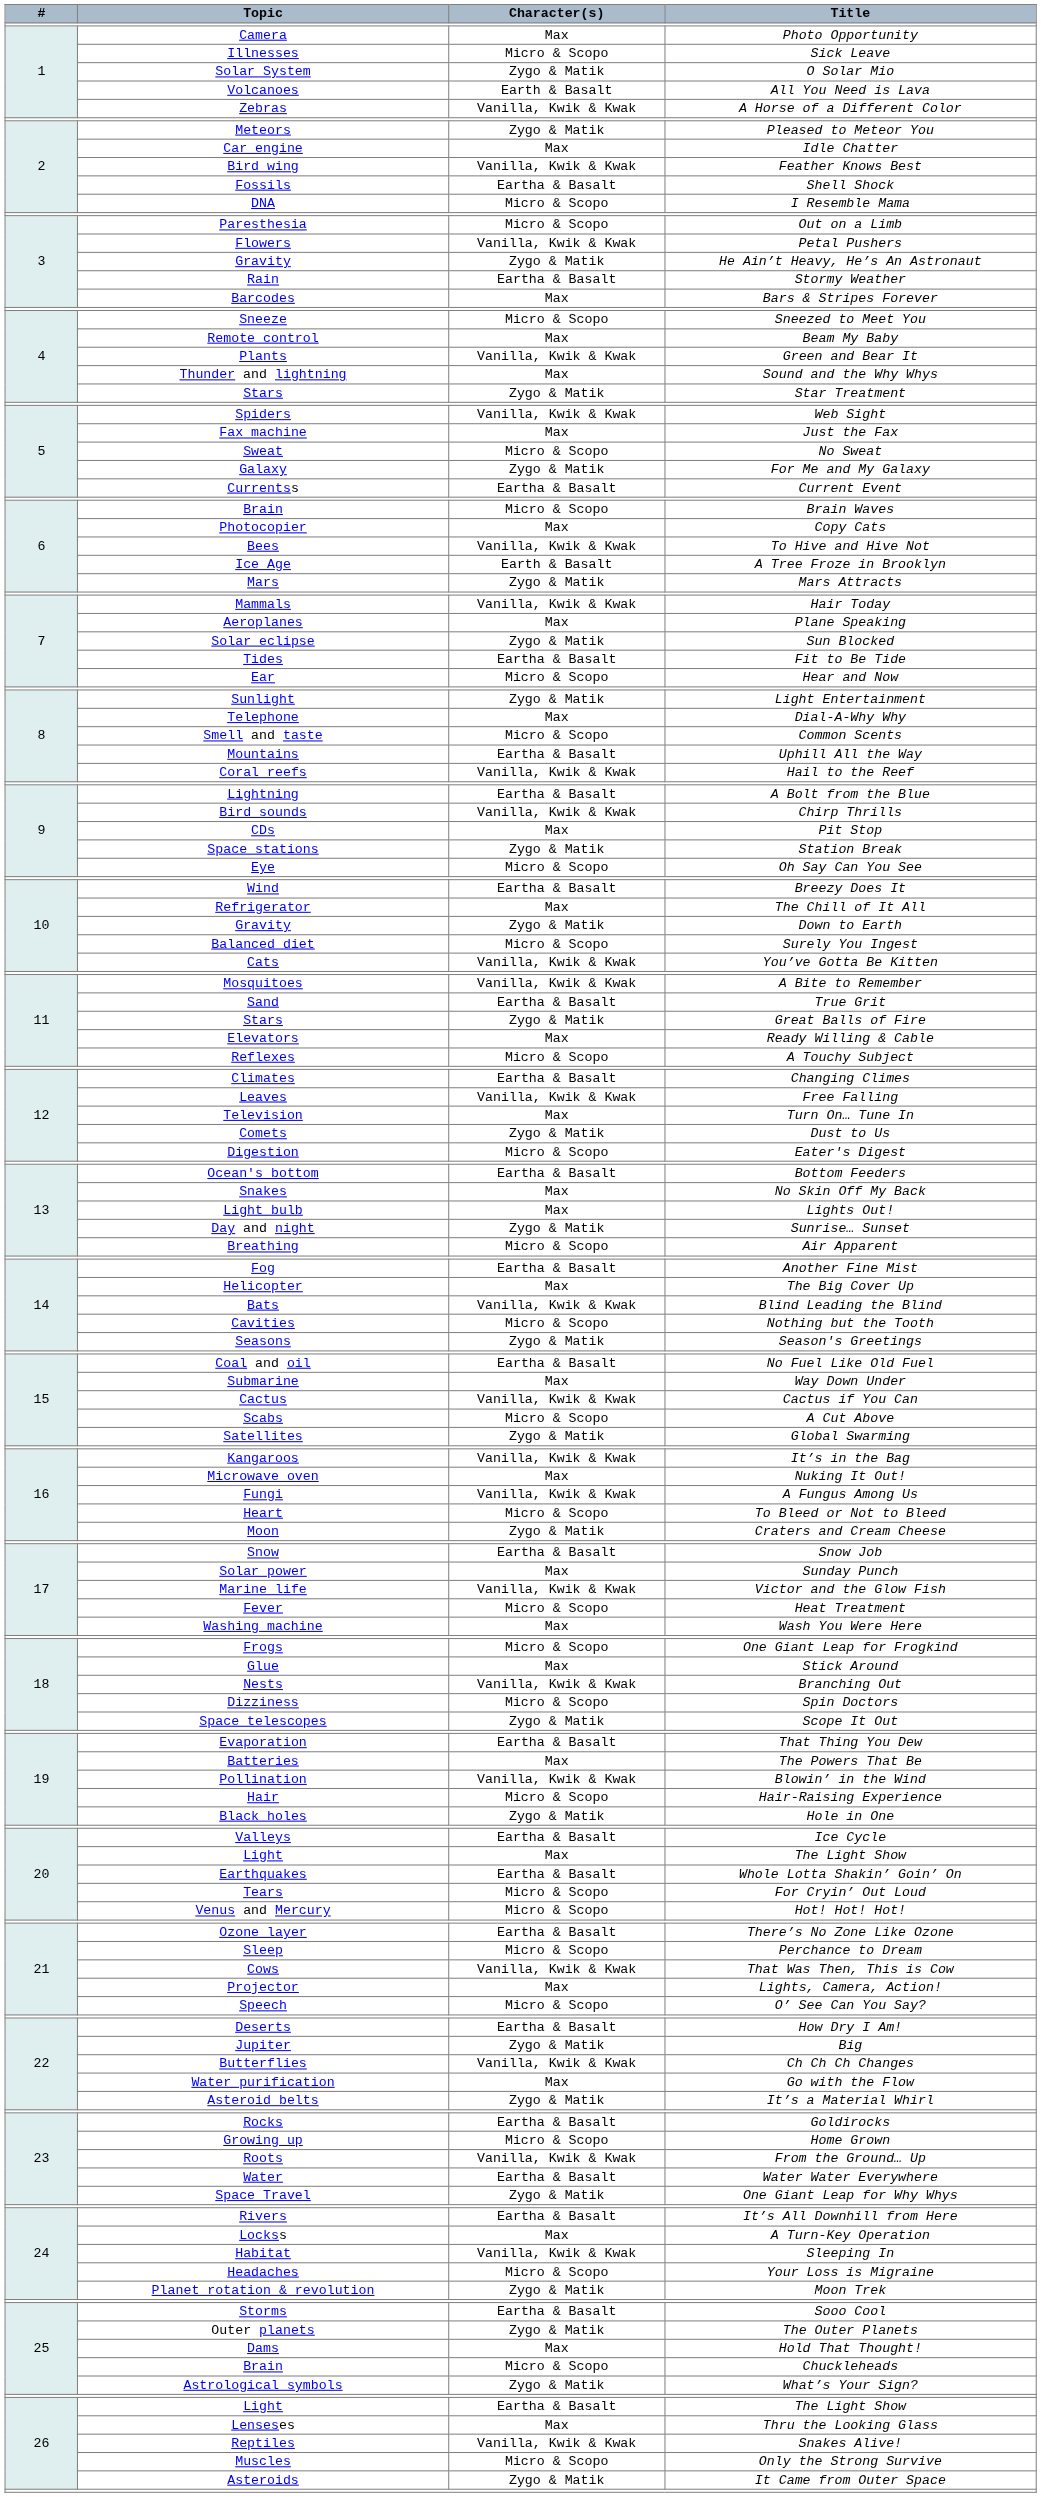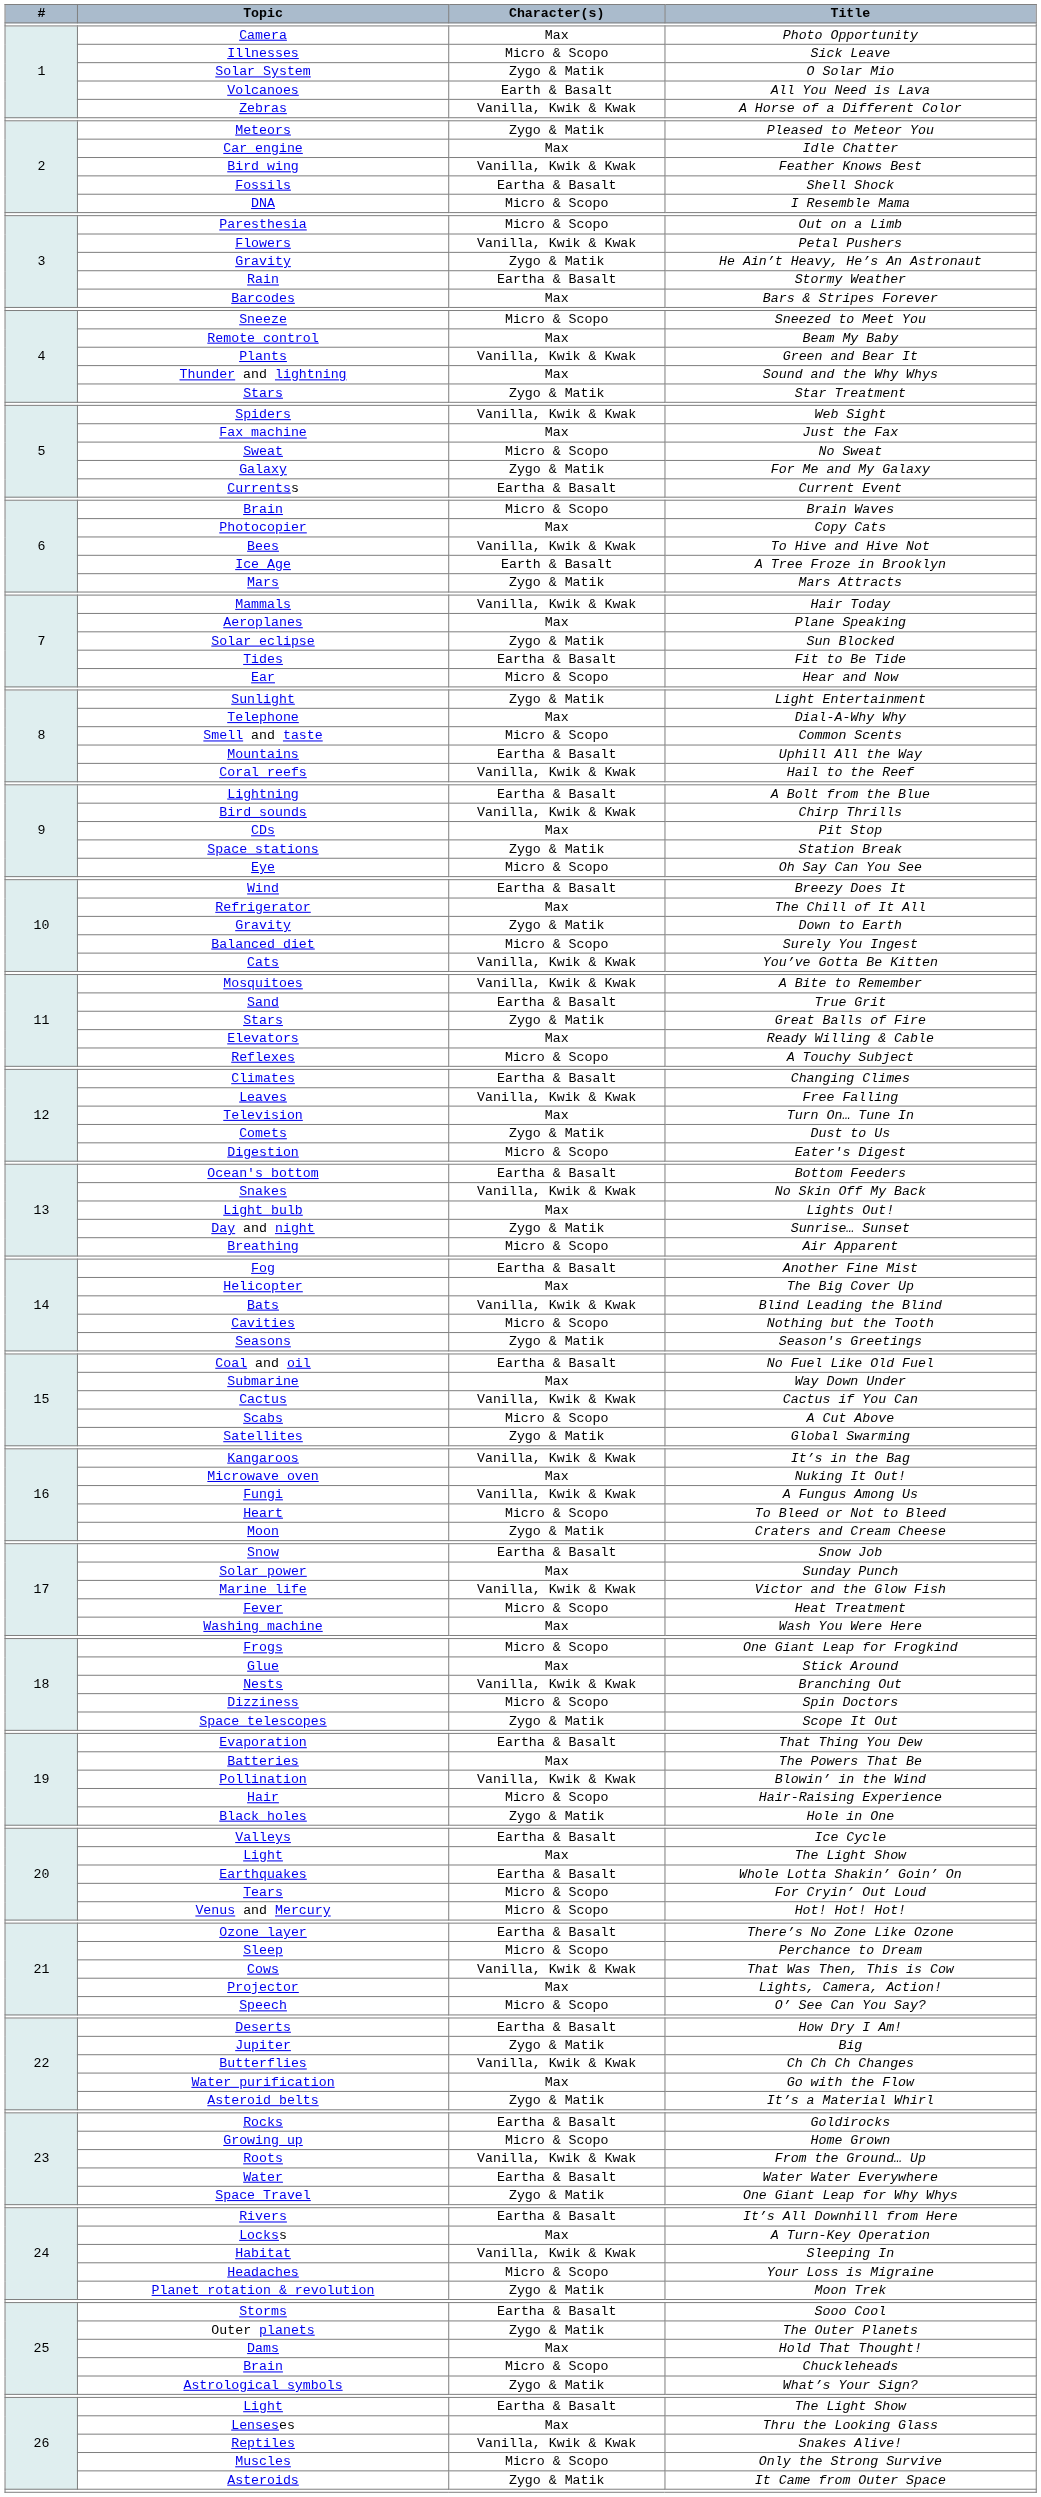(557, 1192) Max -> (557, 1192) Vanilla, Kwik & Kwak
